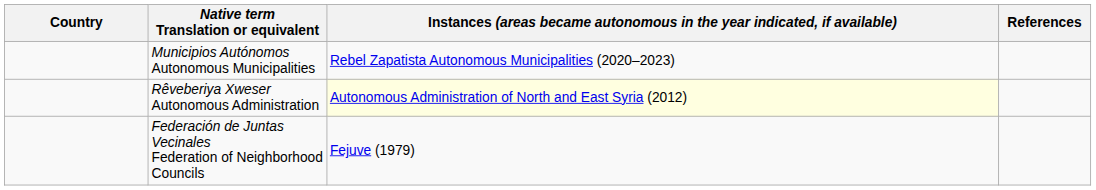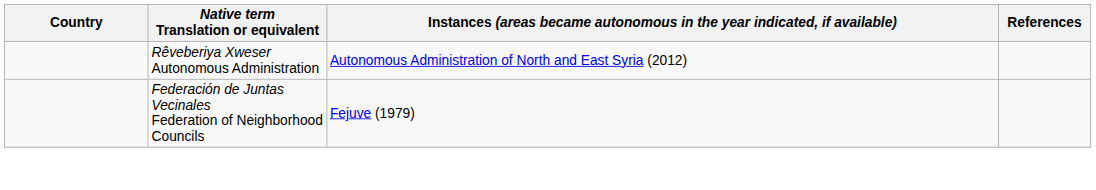- row: (233, 60)
(508, 97) lightyellow background -> (508, 60) no background
